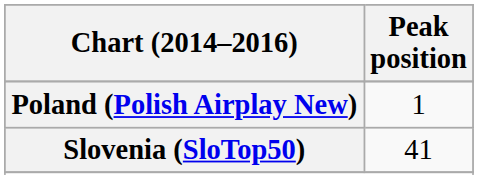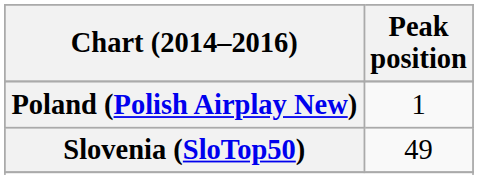(419, 149) 41 -> (419, 149) 49
